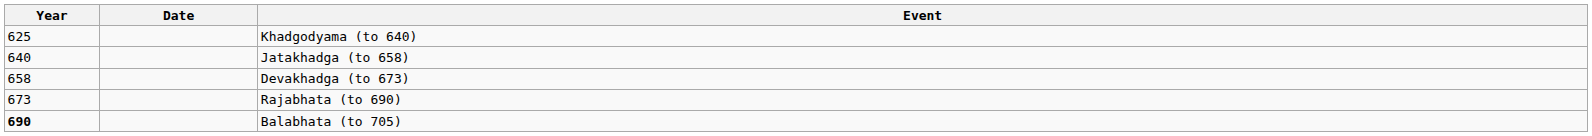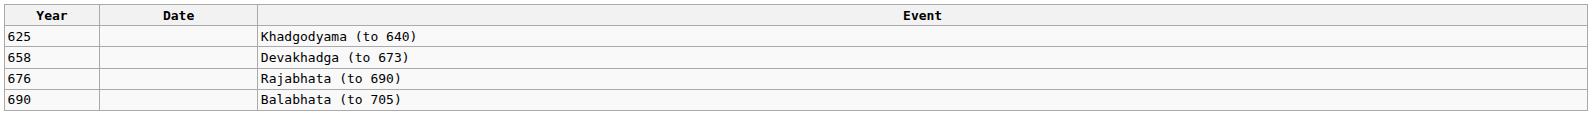- row: (335, 57)
(19, 100) 673 -> (19, 79) 676
(19, 121) bold -> (19, 100) normal
